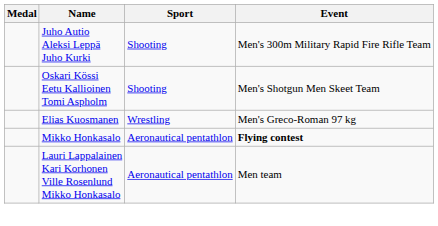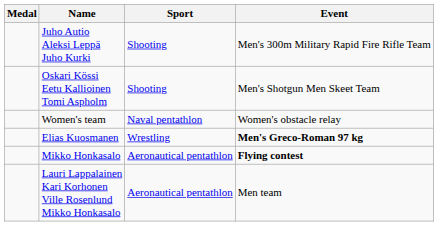+ row: (74, 119)
(297, 119) normal -> (300, 137) bold
